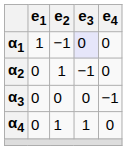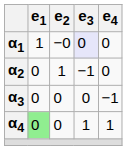(62, 43) −1 -> (62, 43) −0
(35, 125) no background -> (35, 125) lightgreen background
(58, 125) 1 -> (58, 125) 0
(108, 125) 0 -> (108, 125) 1
